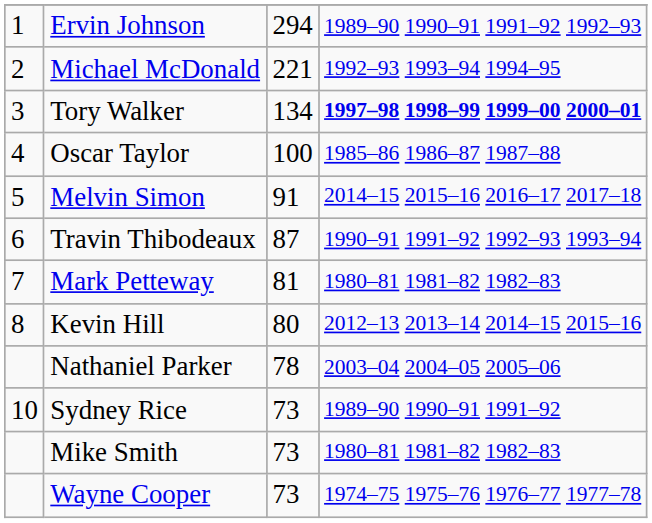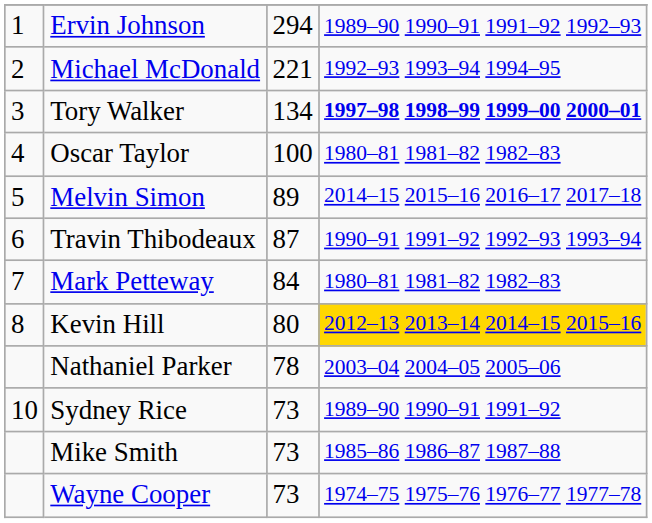(442, 153) 1985–86 1986–87 1987–88 -> (442, 153) 1980–81 1981–82 1982–83
(286, 196) 91 -> (286, 196) 89
(286, 281) 81 -> (286, 281) 84
(483, 324) no background -> (483, 324) gold background
(442, 452) 1980–81 1981–82 1982–83 -> (442, 452) 1985–86 1986–87 1987–88
